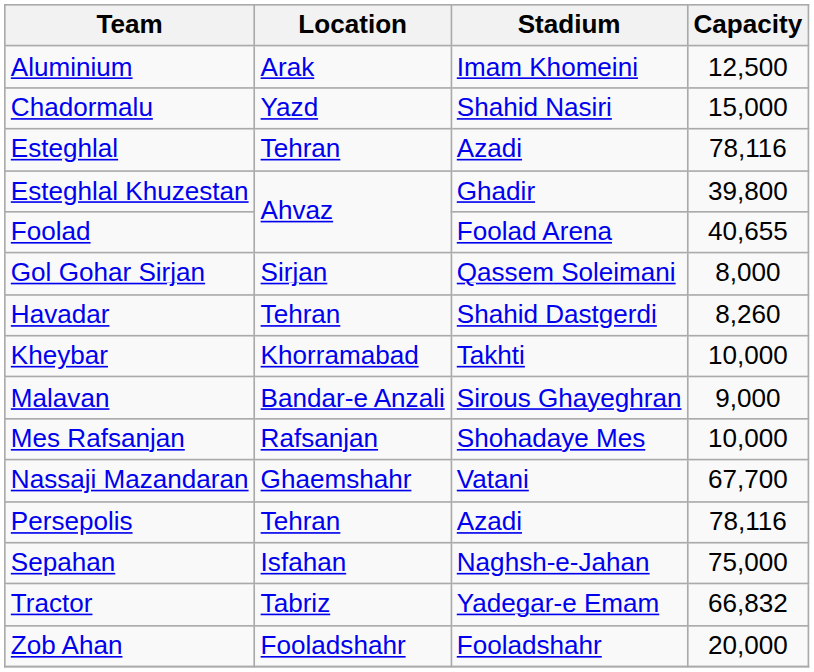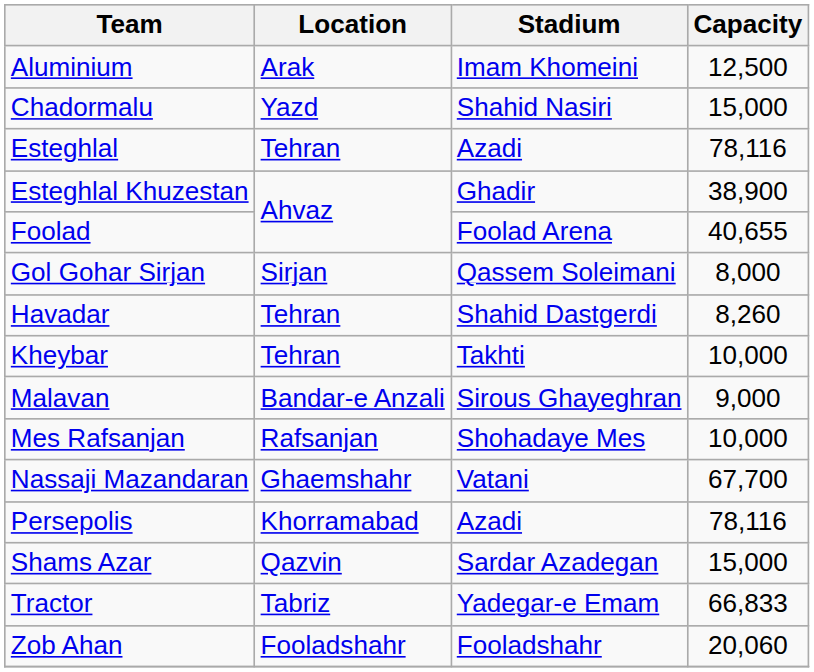(748, 190) 39,800 -> (748, 190) 38,900
(340, 356) Khorramabad -> (300, 356) Tehran
(300, 521) Tehran -> (340, 521) Khorramabad
- row: (63, 562)
+ row: (81, 562)
(748, 604) 66,832 -> (748, 604) 66,833
(748, 645) 20,000 -> (748, 645) 20,060
